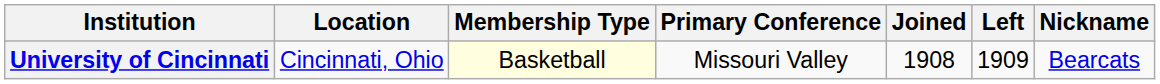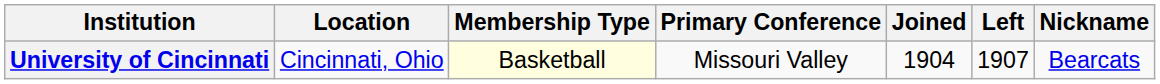(929, 59) 1908 -> (929, 59) 1904
(1003, 59) 1909 -> (1003, 59) 1907
